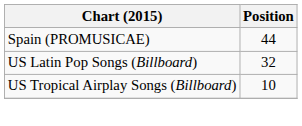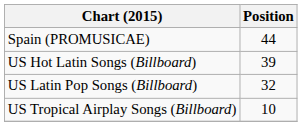+ row: (102, 62)
